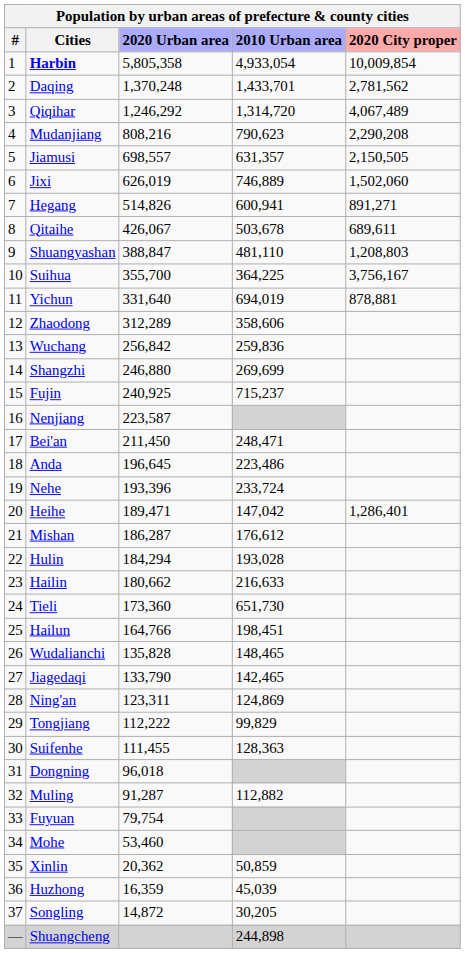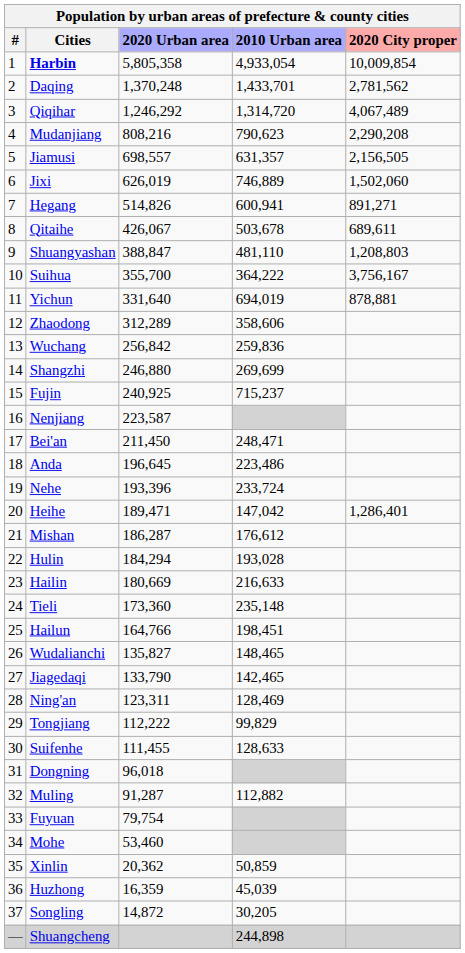(379, 157) 2,150,505 -> (379, 157) 2,156,505
(260, 275) 364,225 -> (260, 275) 364,222
(147, 582) 180,662 -> (147, 582) 180,669
(260, 606) 651,730 -> (260, 606) 235,148
(147, 653) 135,828 -> (147, 653) 135,827
(260, 700) 124,869 -> (260, 700) 128,469
(260, 747) 128,363 -> (260, 747) 128,633
